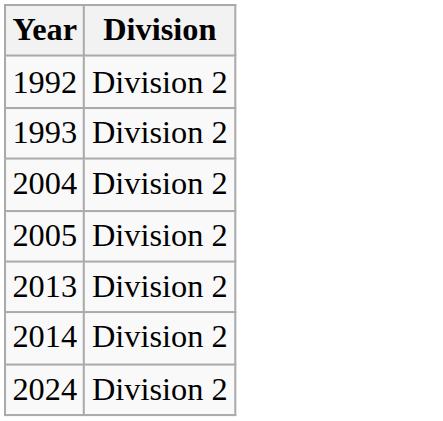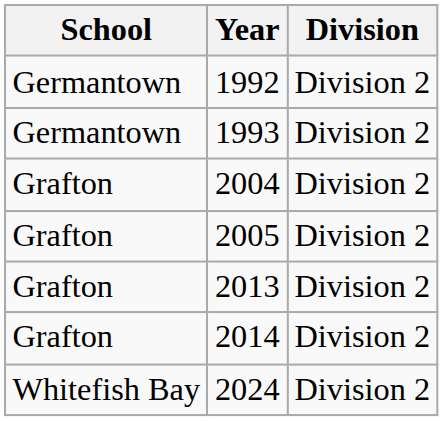+ column: (106, 30)
